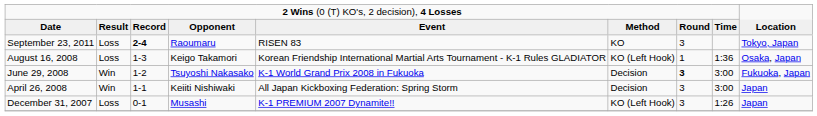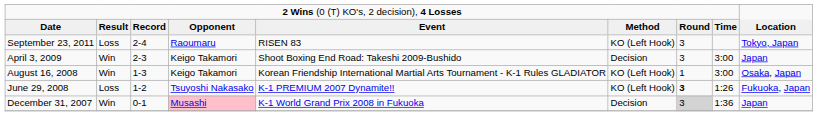(140, 42) bold -> (140, 42) normal
(617, 42) KO -> (643, 42) KO (Left Hook)
+ row: (34, 58)
(109, 58) Loss -> (107, 73) Win
(724, 58) 1:36 -> (724, 73) 3:00
(107, 73) Win -> (109, 88) Loss
(341, 73) K-1 World Grand Prix 2008 in Fukuoka -> (326, 88) K-1 PREMIUM 2007 Dynamite!!
(629, 73) Decision -> (643, 88) KO (Left Hook)
(724, 73) 3:00 -> (724, 88) 1:26
- row: (37, 88)
(109, 103) Loss -> (107, 103) Win
(188, 103) no background -> (188, 103) pink background
(326, 103) K-1 PREMIUM 2007 Dynamite!! -> (341, 103) K-1 World Grand Prix 2008 in Fukuoka
(643, 103) KO (Left Hook) -> (629, 103) Decision
(682, 103) no background -> (682, 103) lightgrey background
(724, 103) 1:26 -> (724, 103) 1:36
